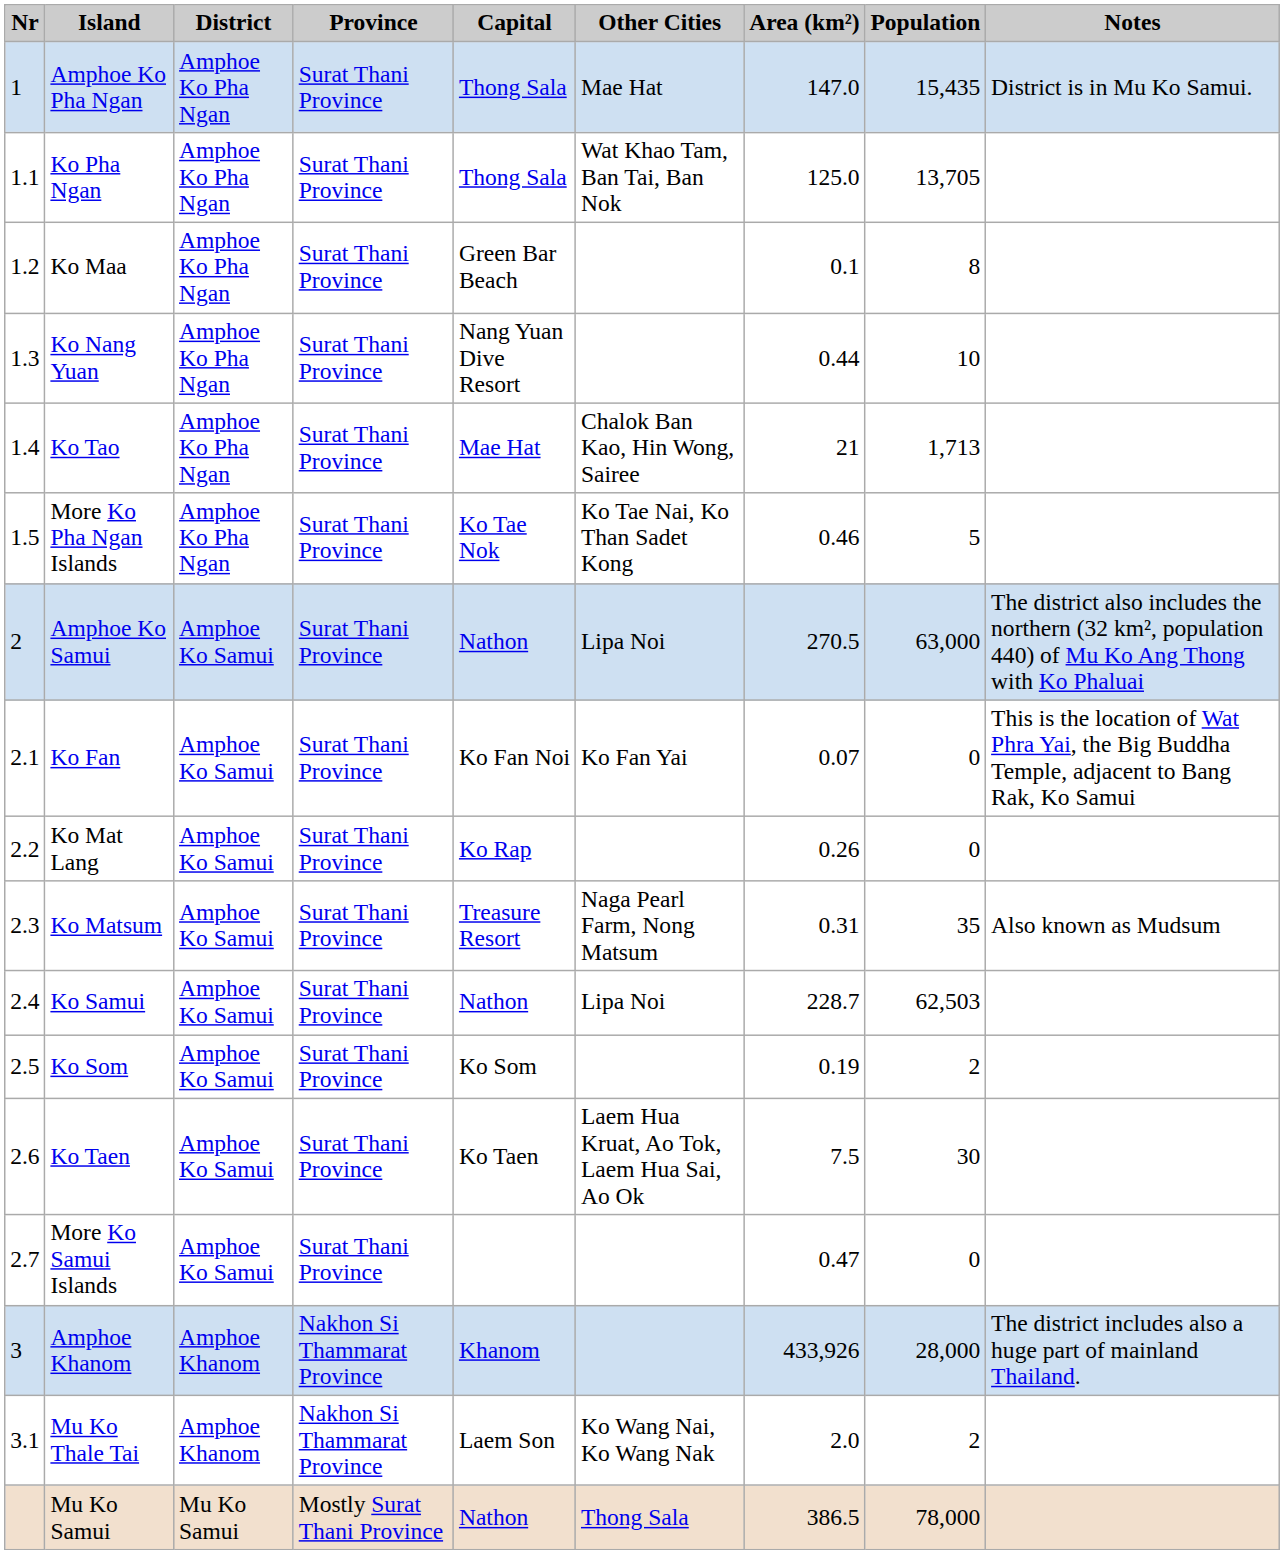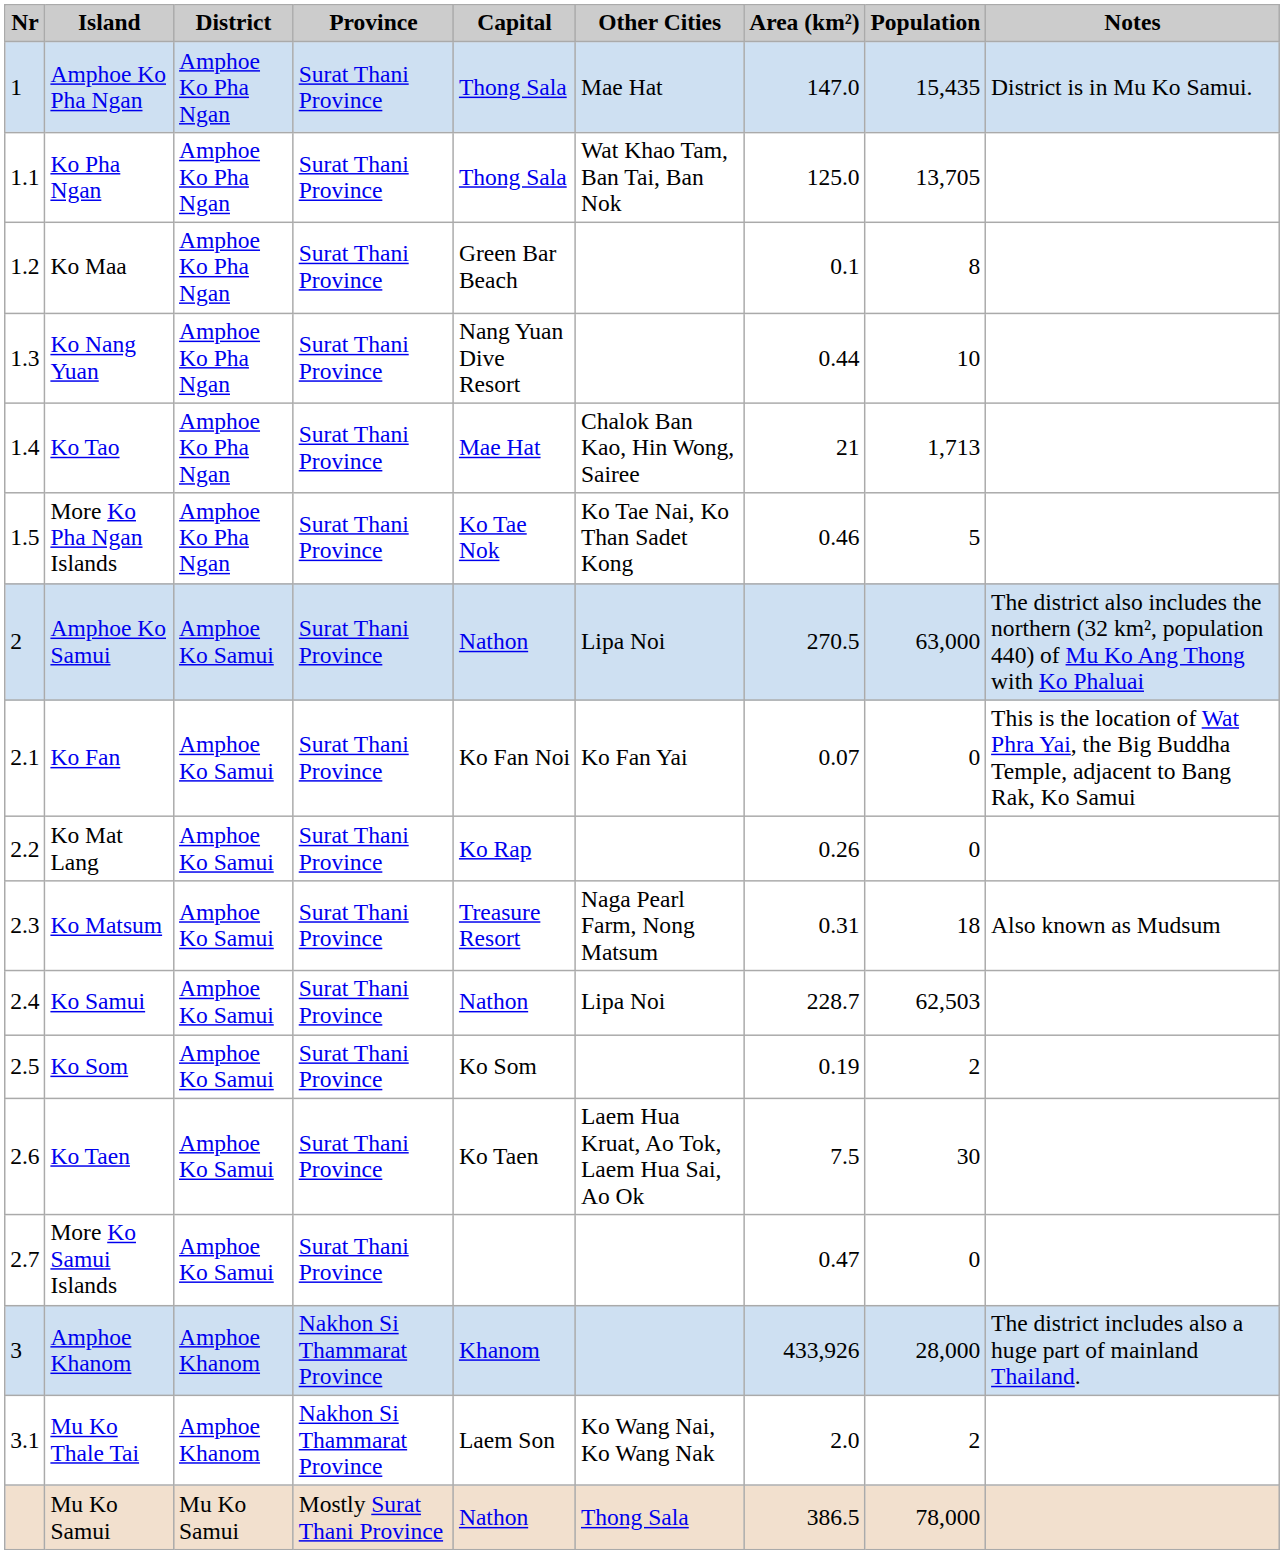(969, 925) 35 -> (969, 925) 18
